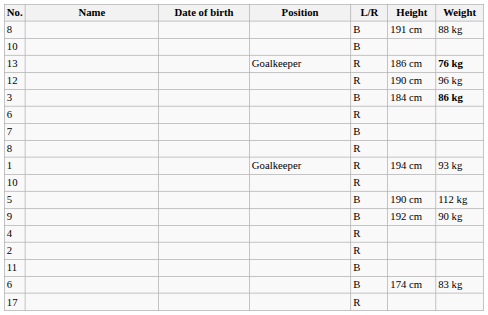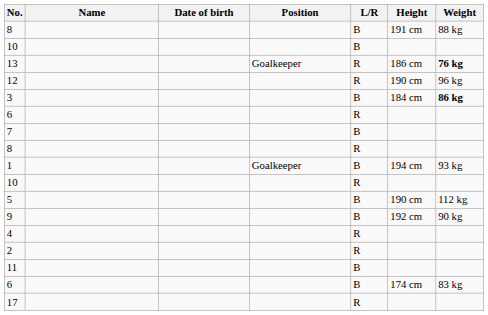(357, 166) R -> (357, 166) B
